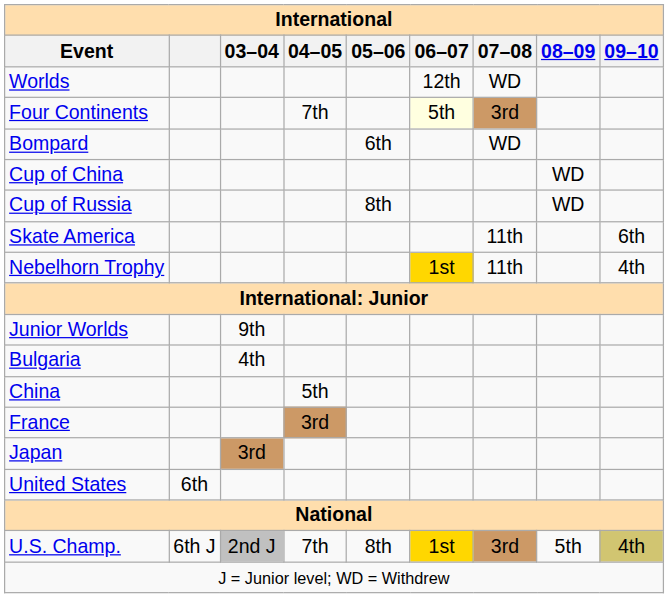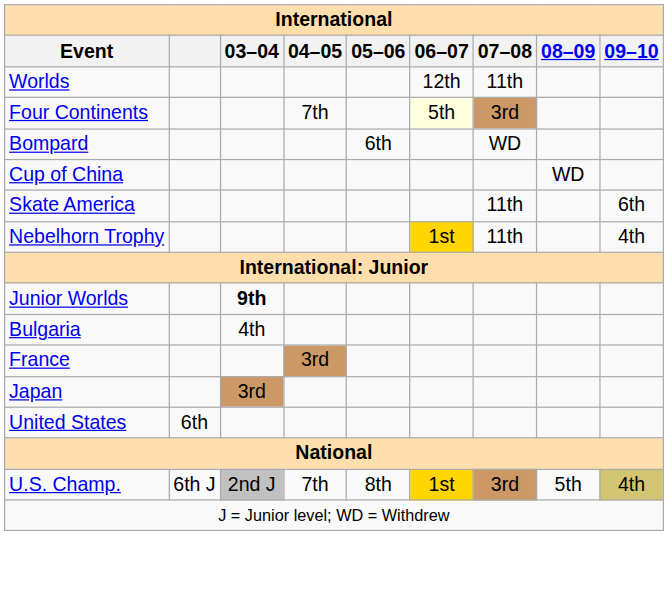(505, 81) WD -> (505, 81) 11th
- row: (70, 205)
(252, 329) normal -> (252, 298) bold
- row: (35, 391)
